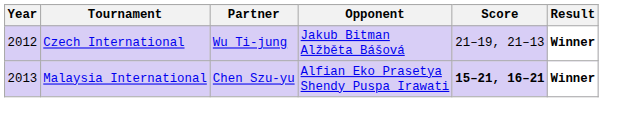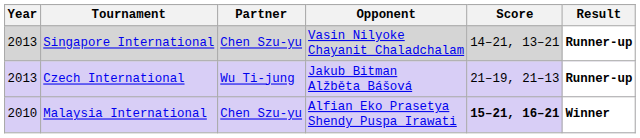+ row: (129, 43)
(22, 43) 2012 -> (22, 79) 2013
(573, 43) Winner -> (599, 79) Runner-up
(22, 79) 2013 -> (22, 114) 2010
